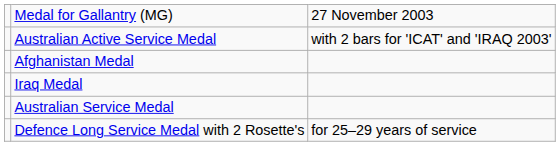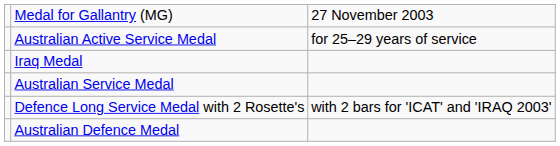(431, 38) with 2 bars for 'ICAT' and 'IRAQ 2003' -> (394, 38) for 25–29 years of service
- row: (74, 61)
(394, 130) for 25–29 years of service -> (431, 107) with 2 bars for 'ICAT' and 'IRAQ 2003'
+ row: (97, 130)
